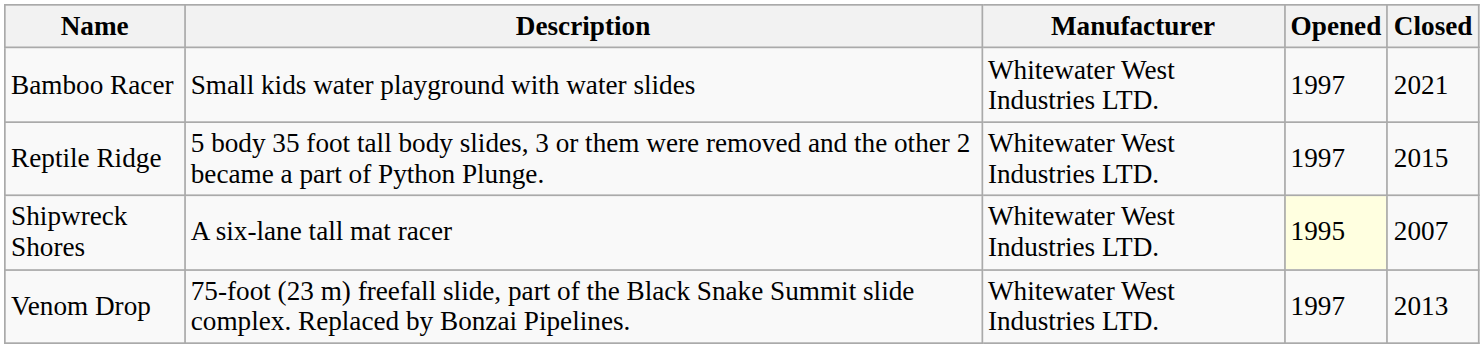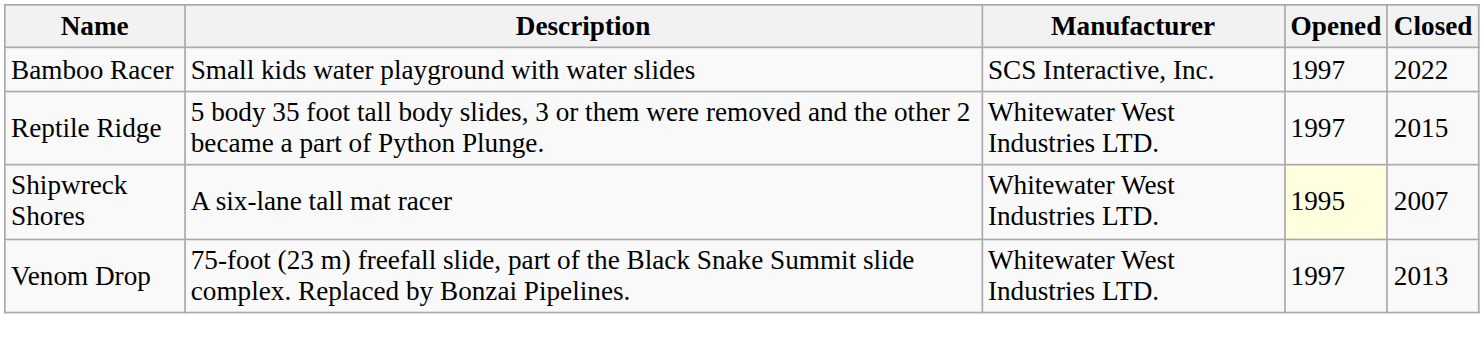(1081, 84) Whitewater West Industries LTD. -> (1101, 69) SCS Interactive, Inc.
(1421, 84) 2021 -> (1421, 69) 2022
